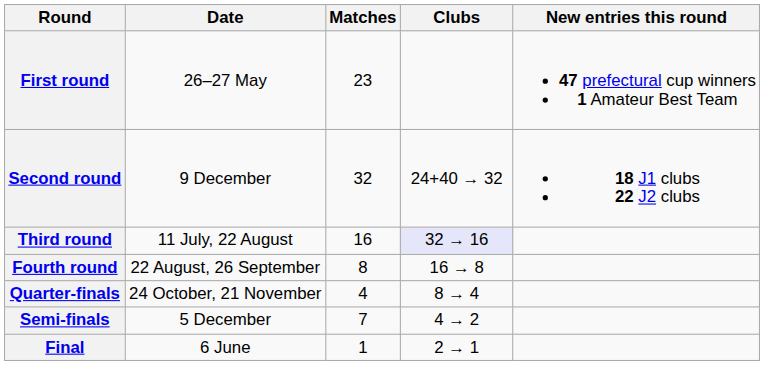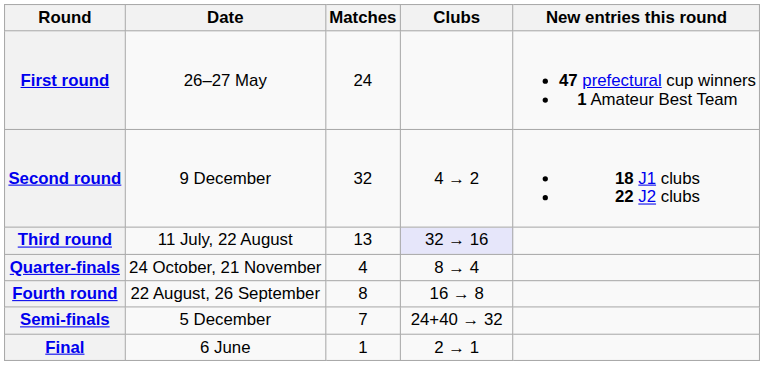(363, 80) 23 -> (363, 80) 24
(457, 178) 24+40 → 32 -> (457, 178) 4 → 2
(363, 240) 16 -> (363, 240) 13
rows swapped: (65, 267) <-> (65, 293)
(457, 320) 4 → 2 -> (457, 320) 24+40 → 32
